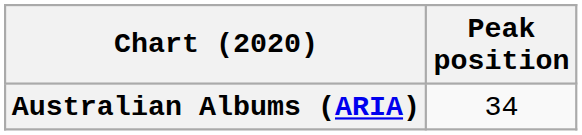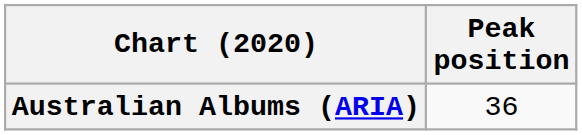(502, 107) 34 -> (502, 107) 36
